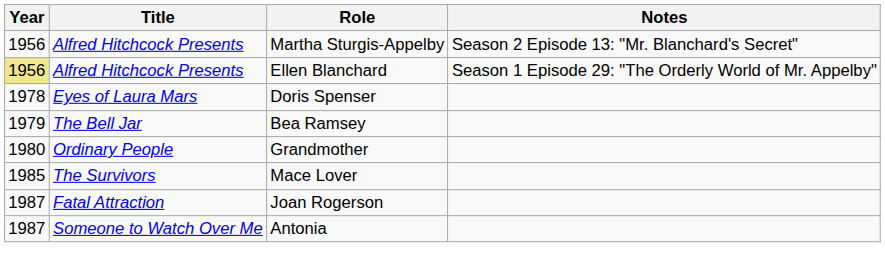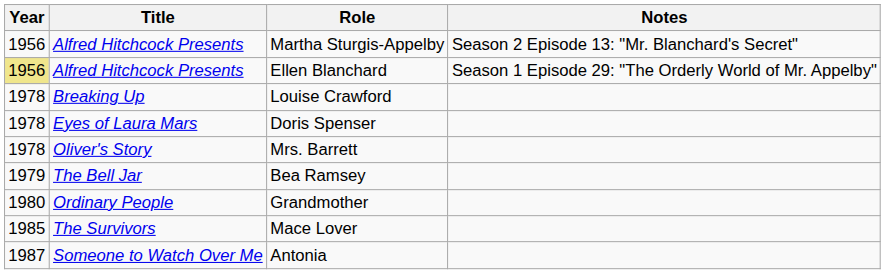+ row: (331, 96)
+ row: (314, 149)
- row: (327, 202)
